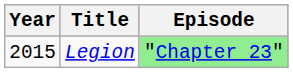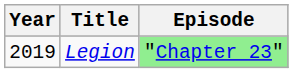(33, 52) 2015 -> (33, 52) 2019
